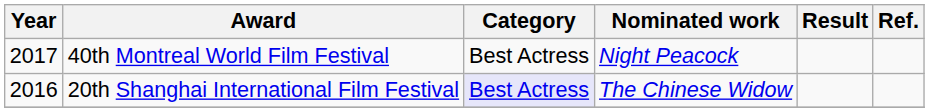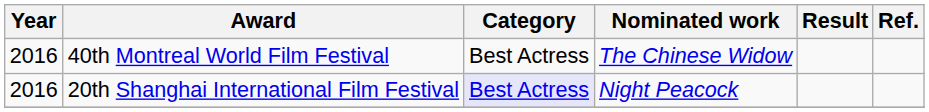(34, 55) 2017 -> (34, 55) 2016
(669, 55) Night Peacock -> (696, 55) The Chinese Widow
(696, 90) The Chinese Widow -> (669, 90) Night Peacock
